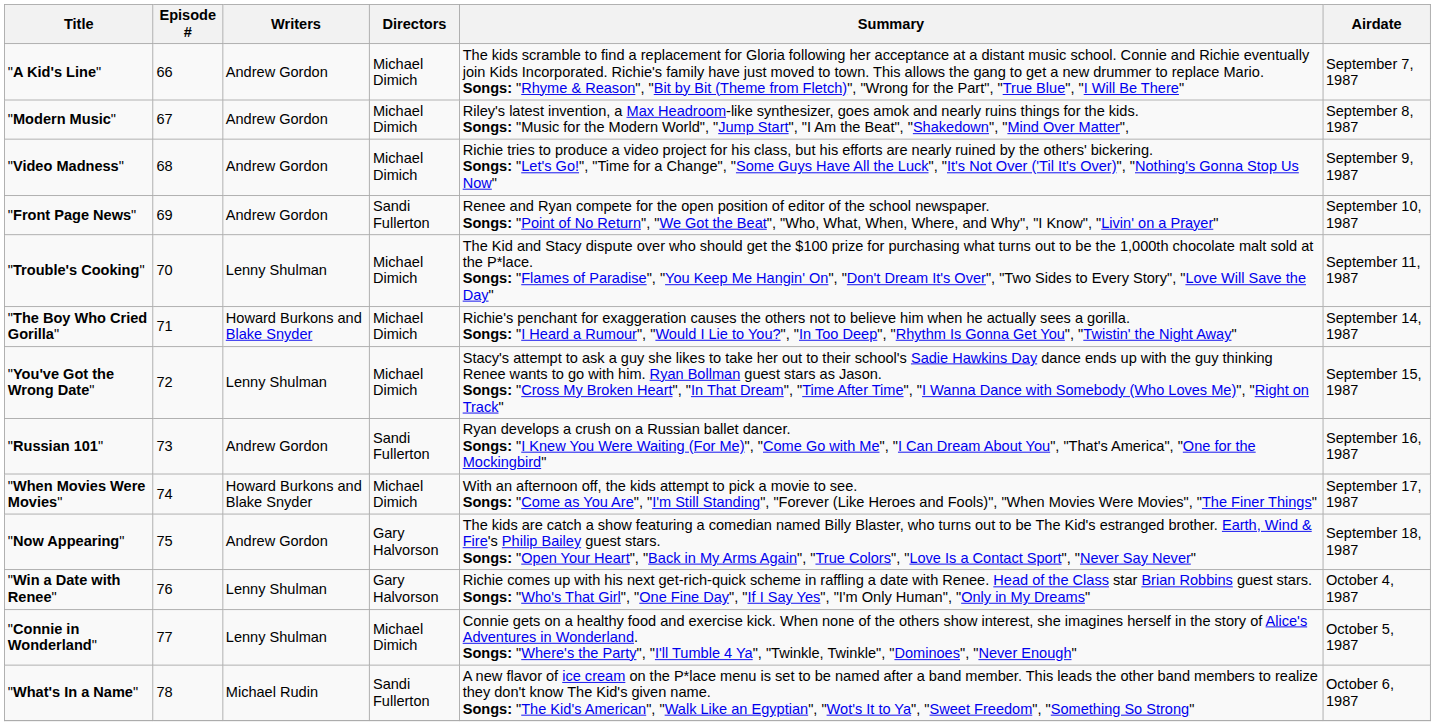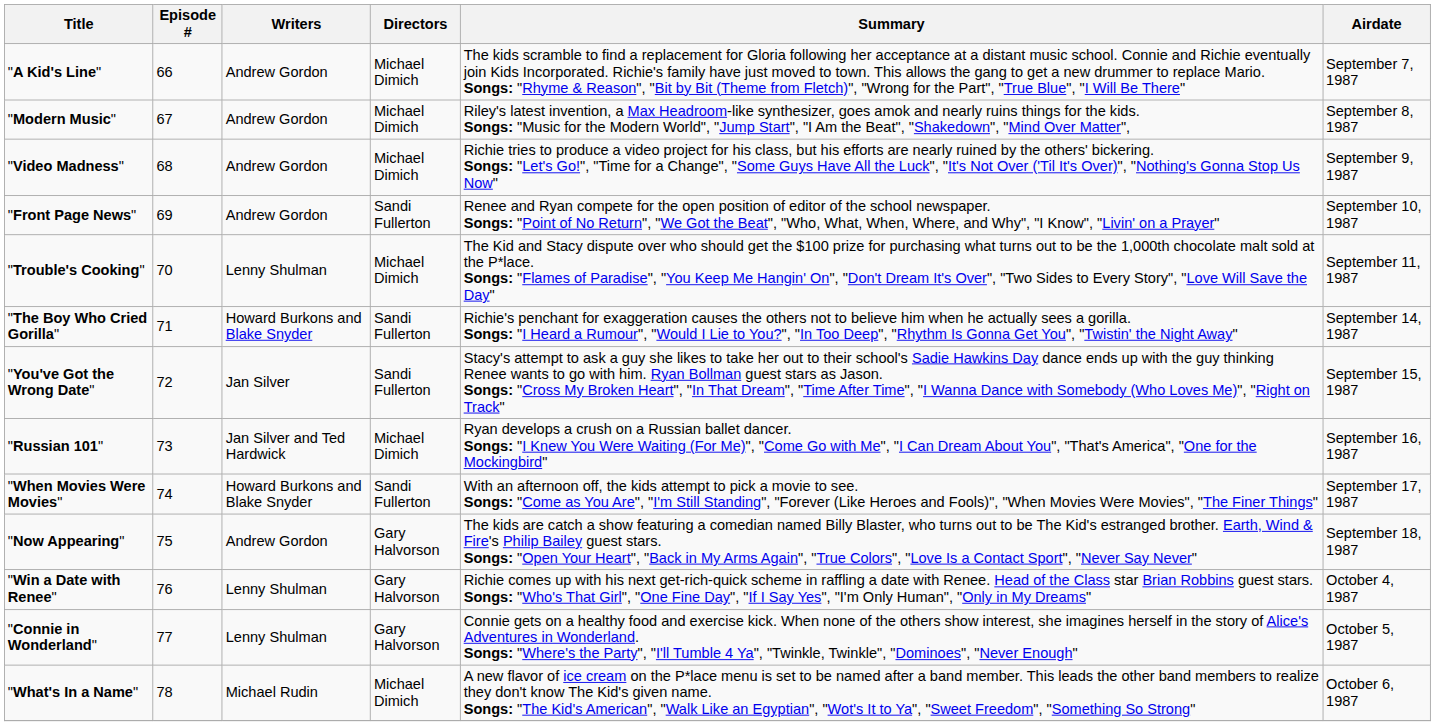(398, 326) Michael Dimich -> (402, 326) Sandi Fullerton
(276, 382) Lenny Shulman -> (258, 382) Jan Silver
(398, 382) Michael Dimich -> (402, 382) Sandi Fullerton
(277, 446) Andrew Gordon -> (285, 446) Jan Silver and Ted Hardwick
(401, 446) Sandi Fullerton -> (399, 446) Michael Dimich
(398, 494) Michael Dimich -> (402, 494) Sandi Fullerton
(398, 637) Michael Dimich -> (407, 637) Gary Halvorson
(401, 692) Sandi Fullerton -> (399, 692) Michael Dimich
